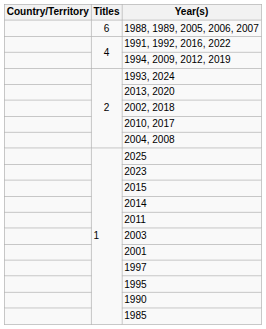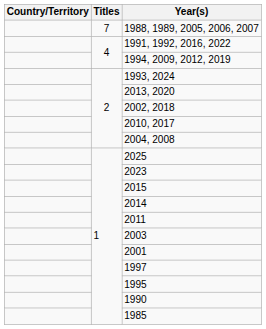(107, 28) 6 -> (107, 28) 7
